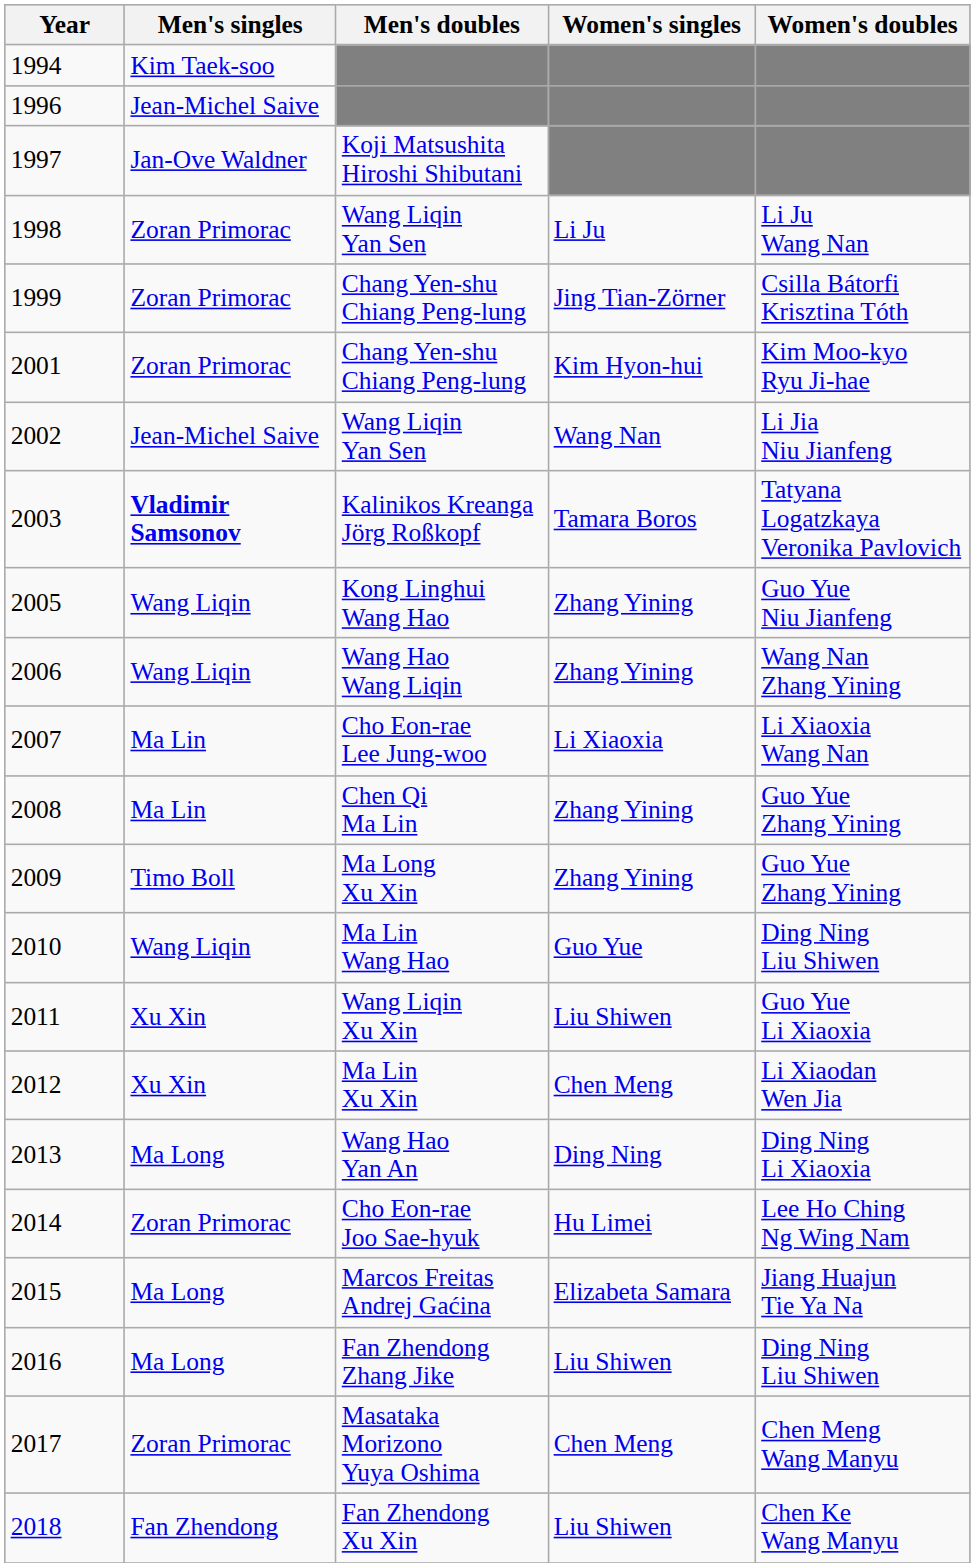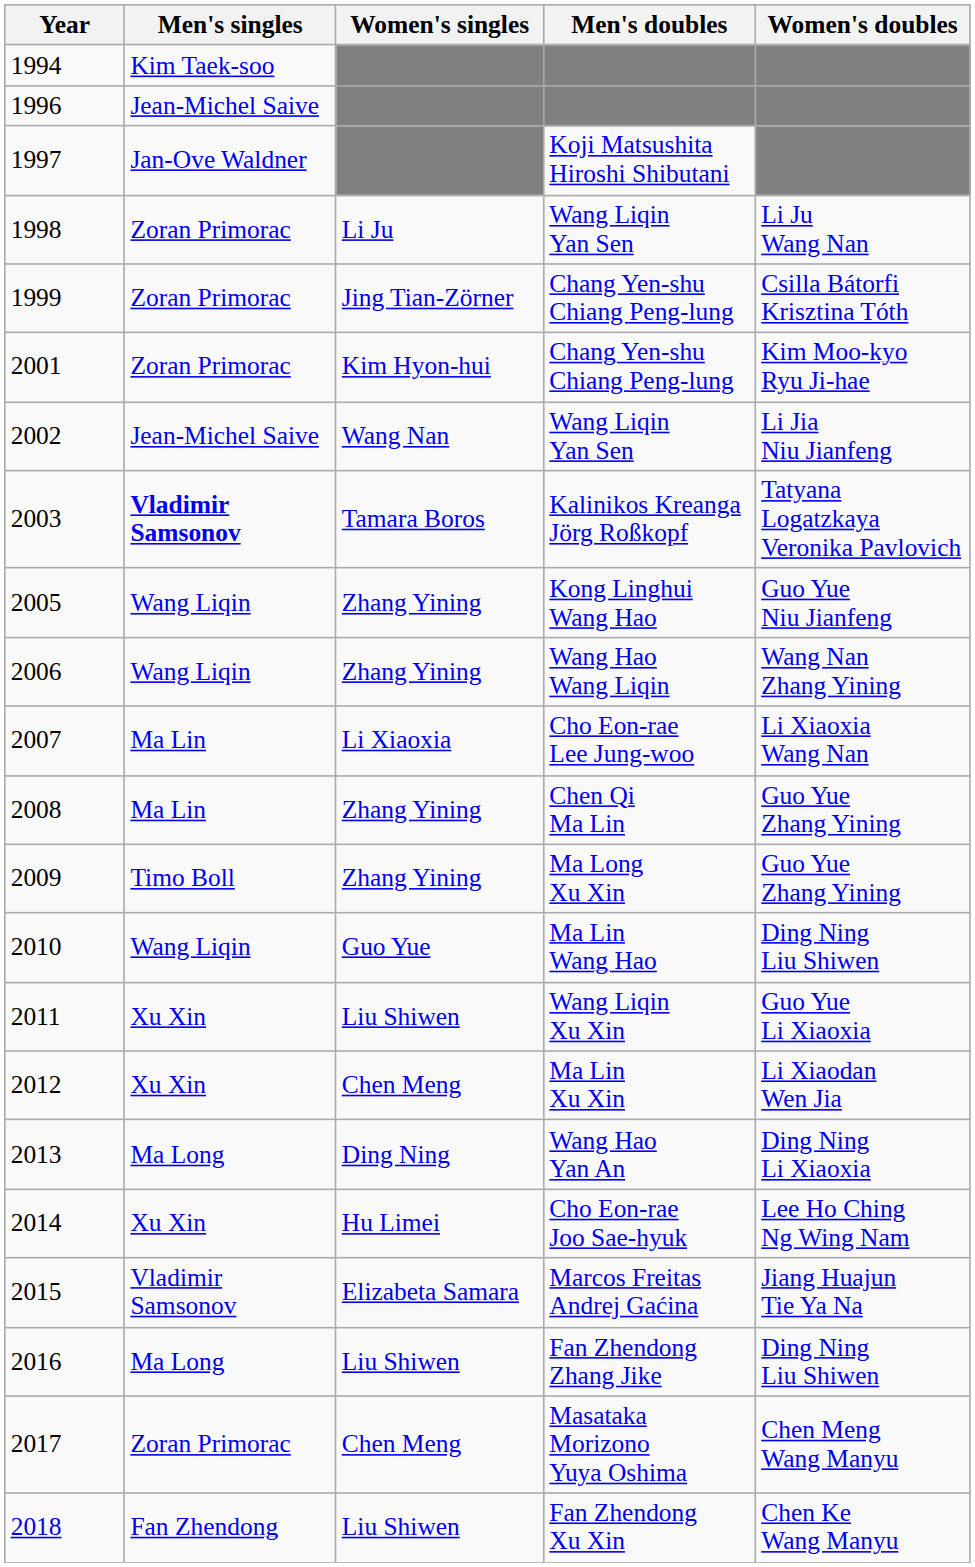columns swapped: (652, 24) <-> (442, 24)
(211, 1223) Zoran Primorac -> (168, 1223) Xu Xin
(177, 1292) Ma Long -> (183, 1292) Vladimir Samsonov
